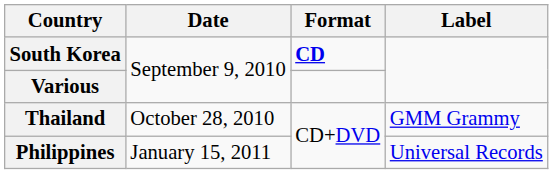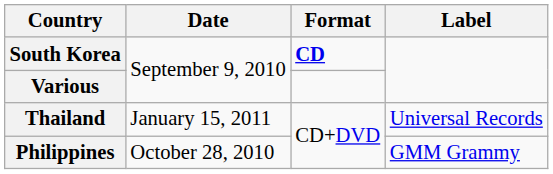(202, 119) October 28, 2010 -> (201, 119) January 15, 2011
(455, 119) GMM Grammy -> (466, 119) Universal Records
(201, 151) January 15, 2011 -> (202, 151) October 28, 2010
(466, 151) Universal Records -> (455, 151) GMM Grammy
